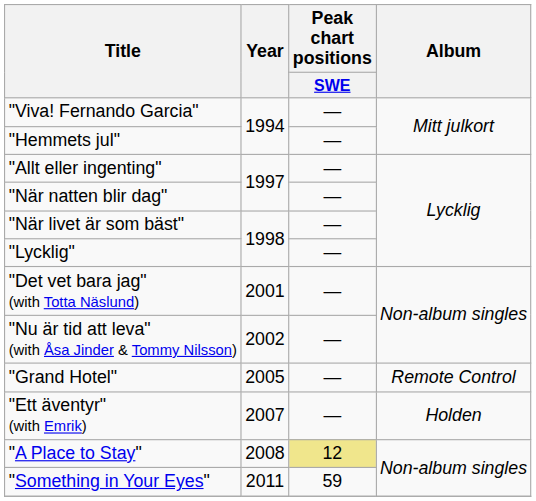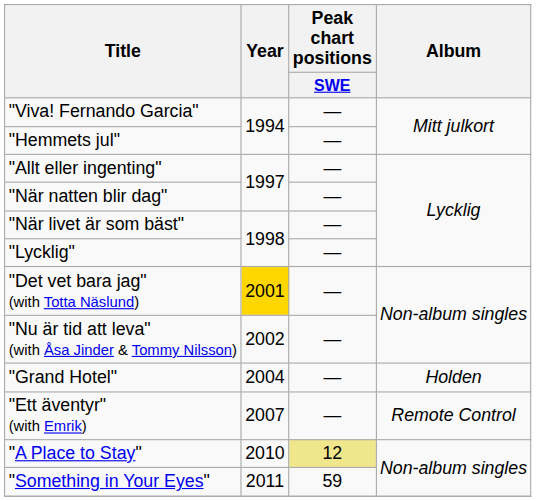(265, 290) no background -> (265, 290) gold background
(265, 377) 2005 -> (265, 377) 2004
(454, 377) Remote Control -> (454, 377) Holden
(454, 415) Holden -> (454, 415) Remote Control
(265, 453) 2008 -> (265, 453) 2010
